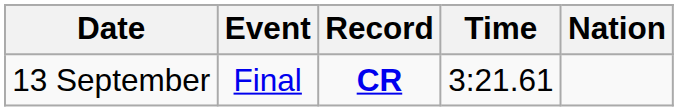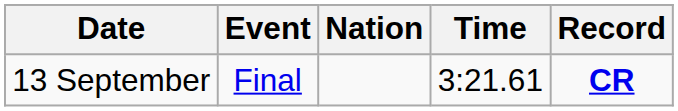columns swapped: (617, 29) <-> (379, 29)
